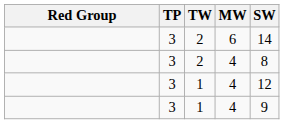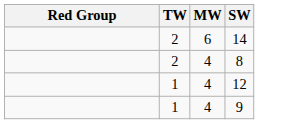- column: (172, 15)
